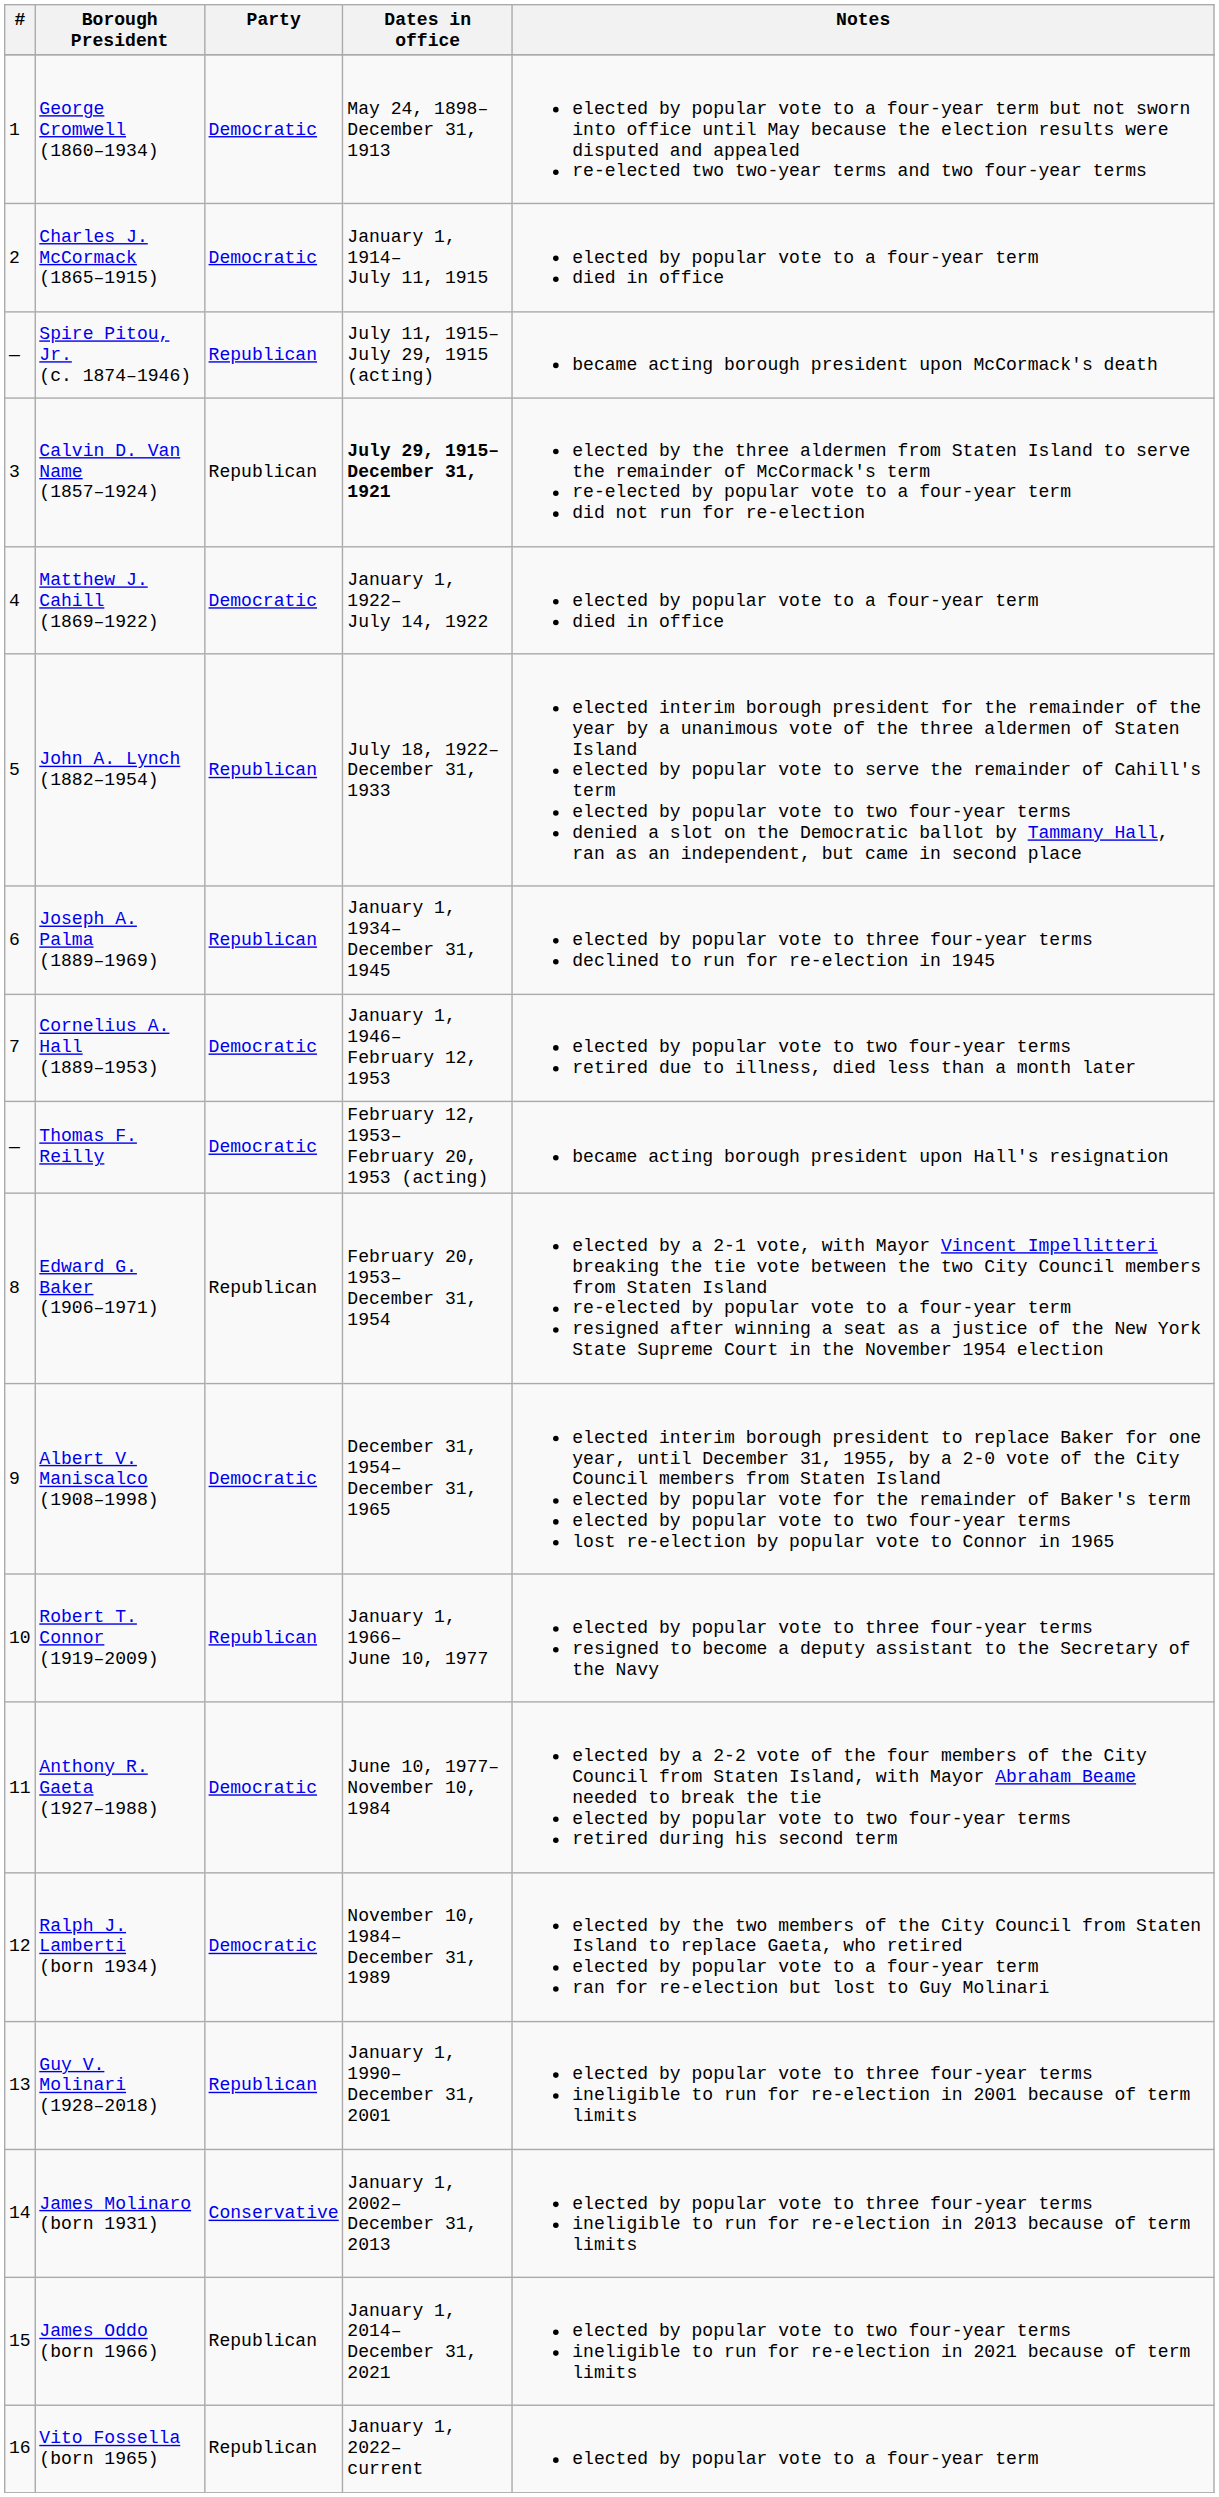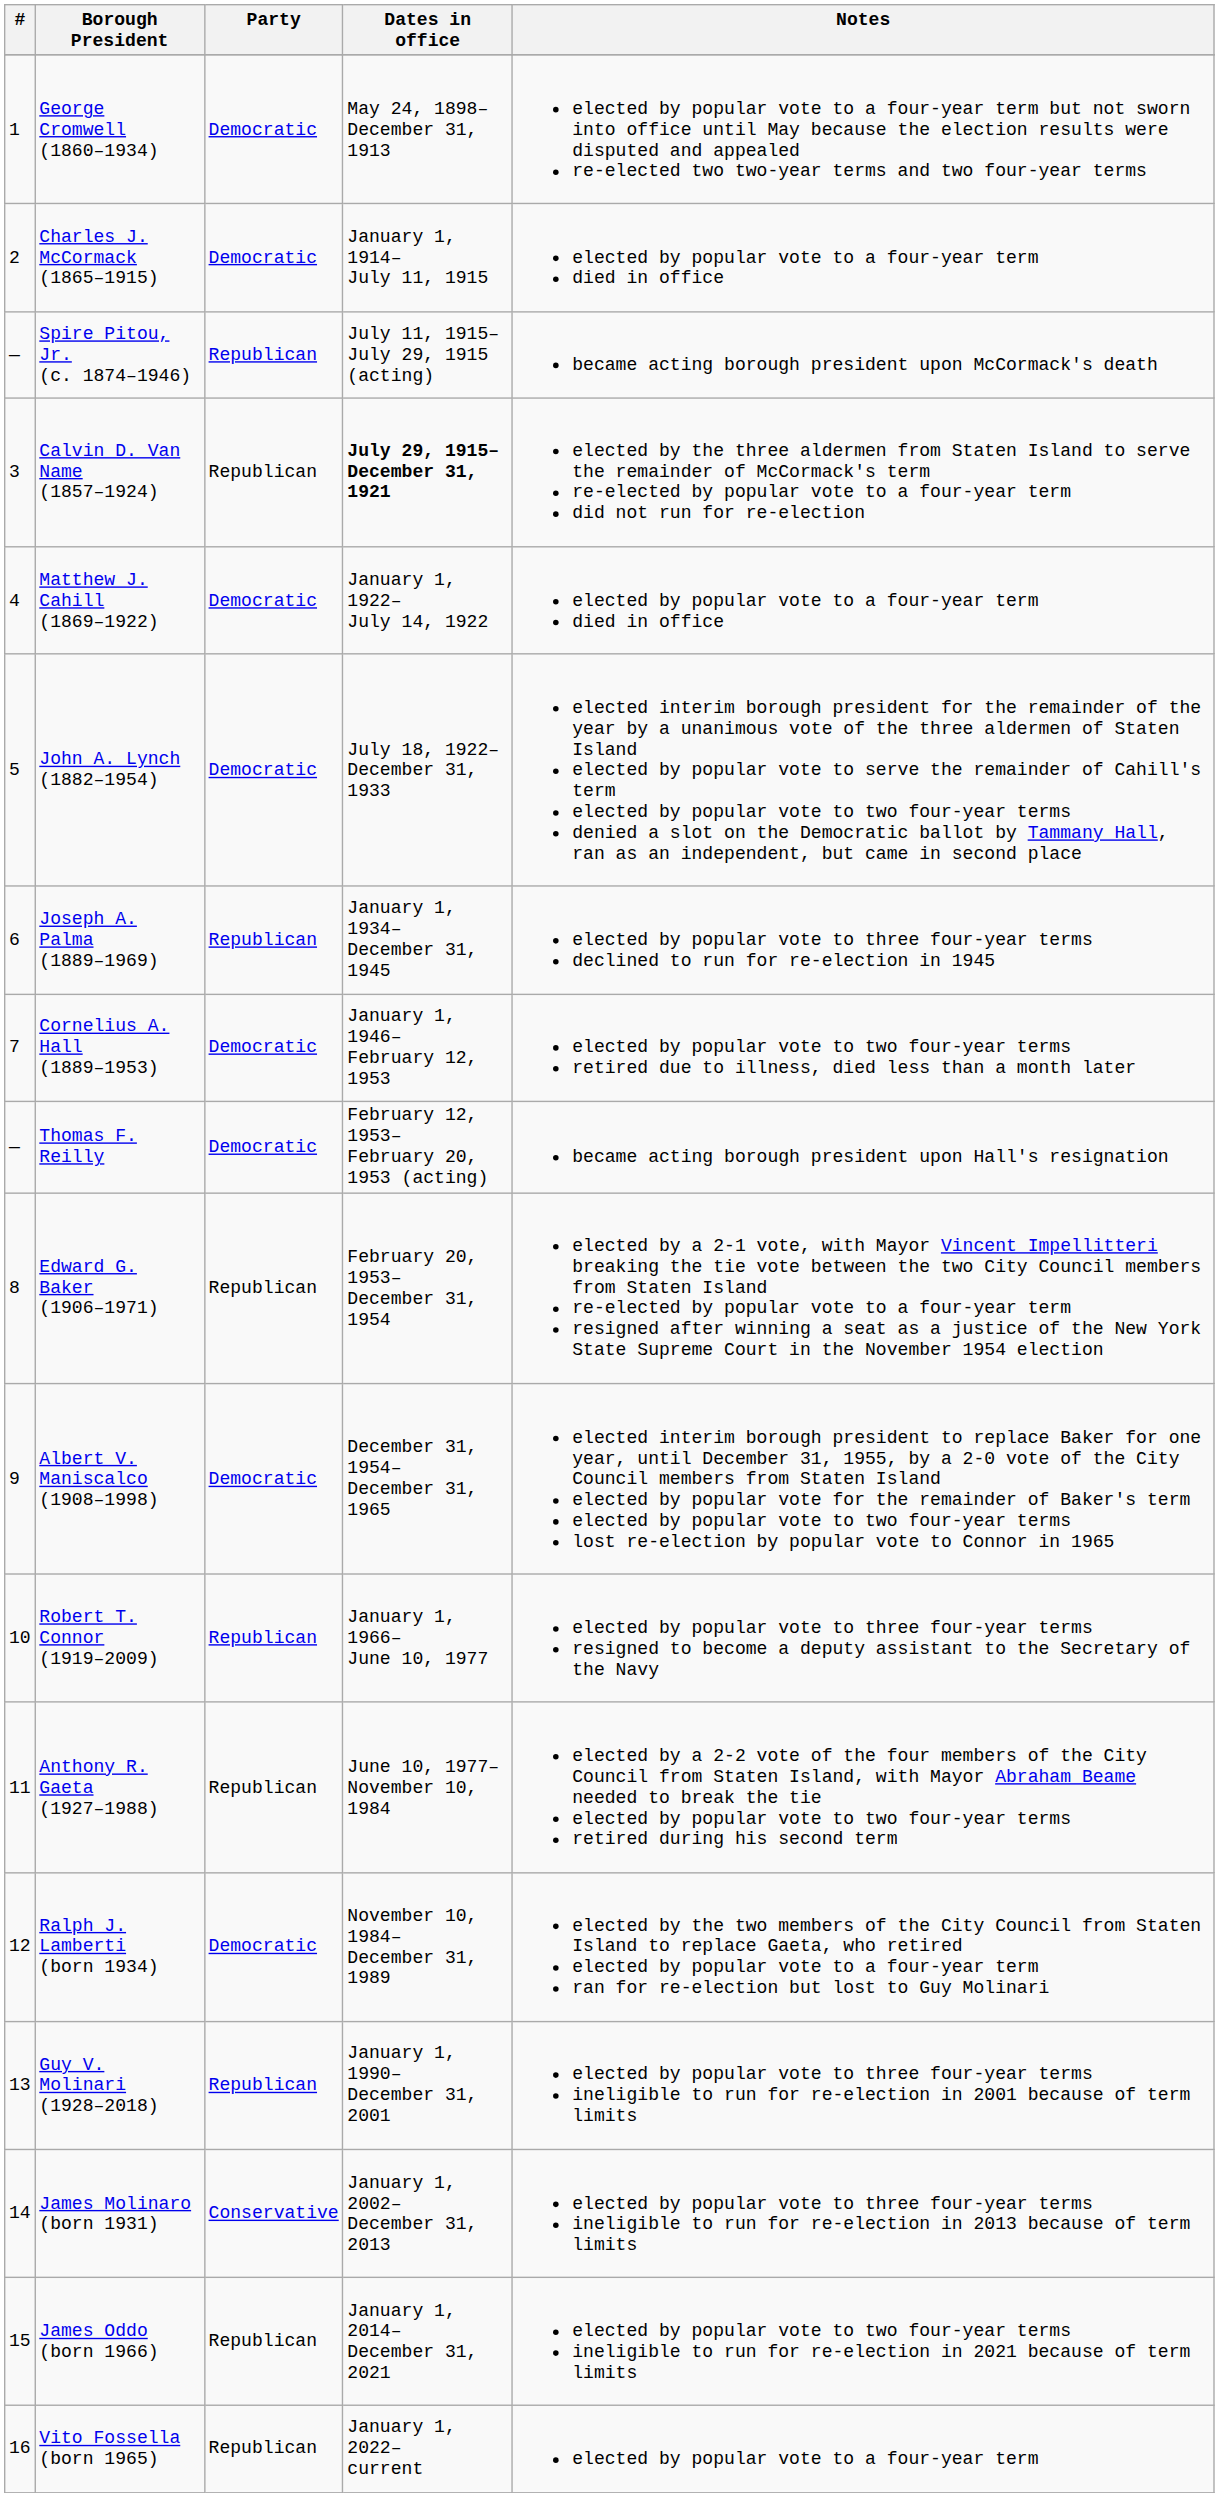(263, 770) Republican -> (263, 770) Democratic
(263, 1787) Democratic -> (263, 1787) Republican
